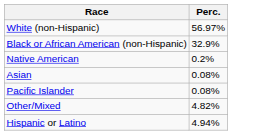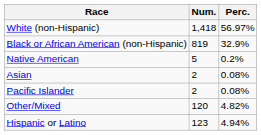+ column: (204, 12)
